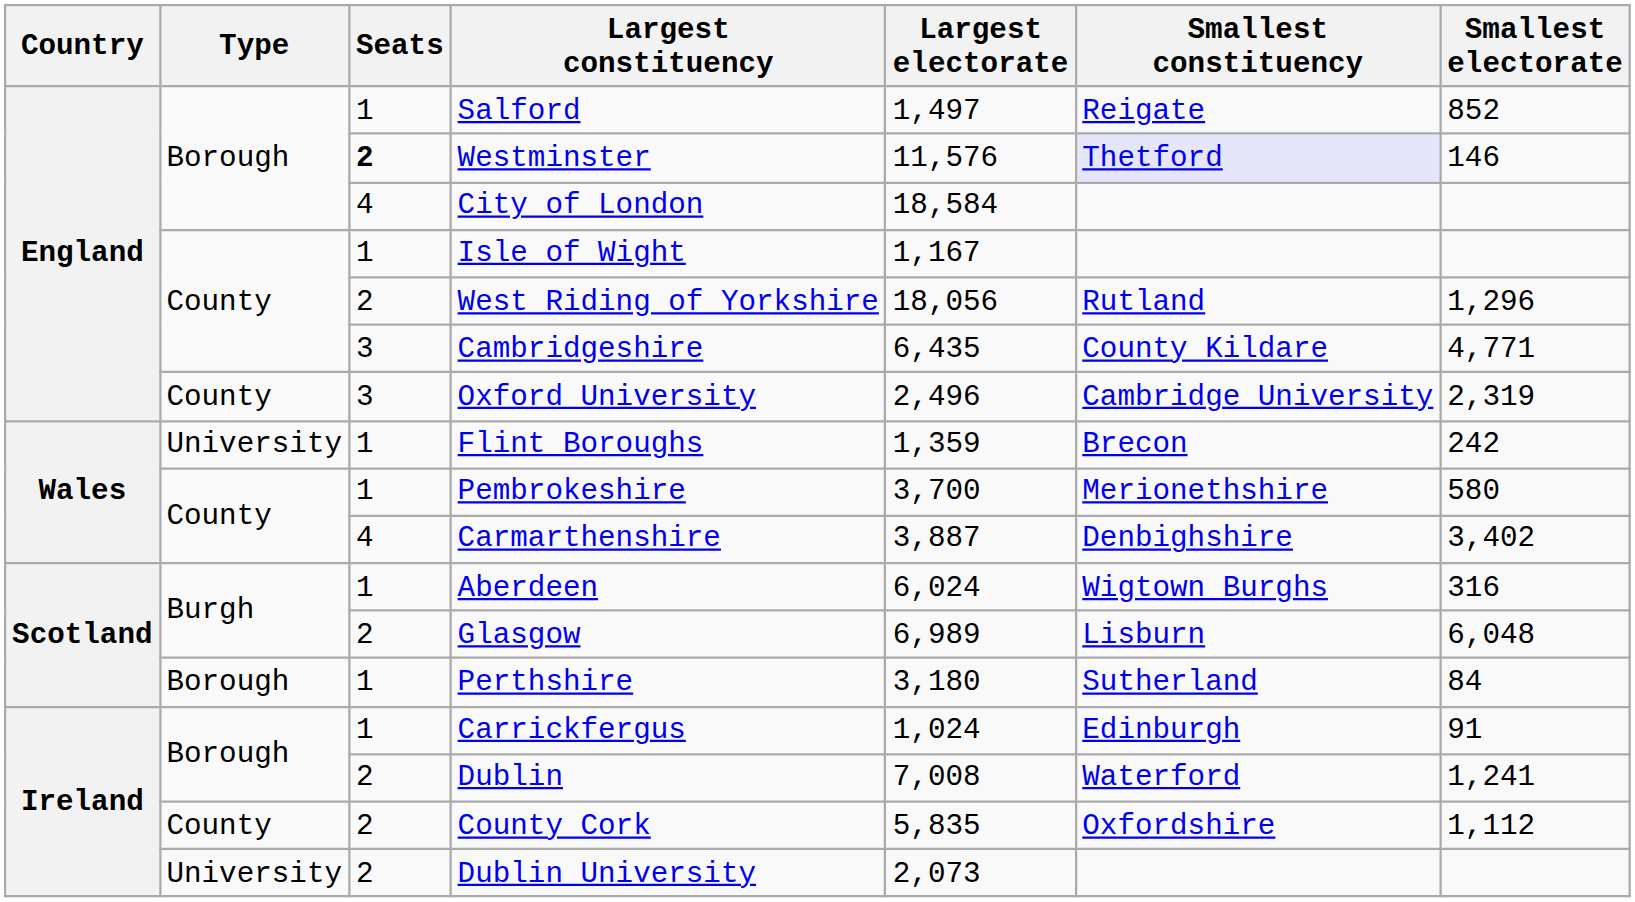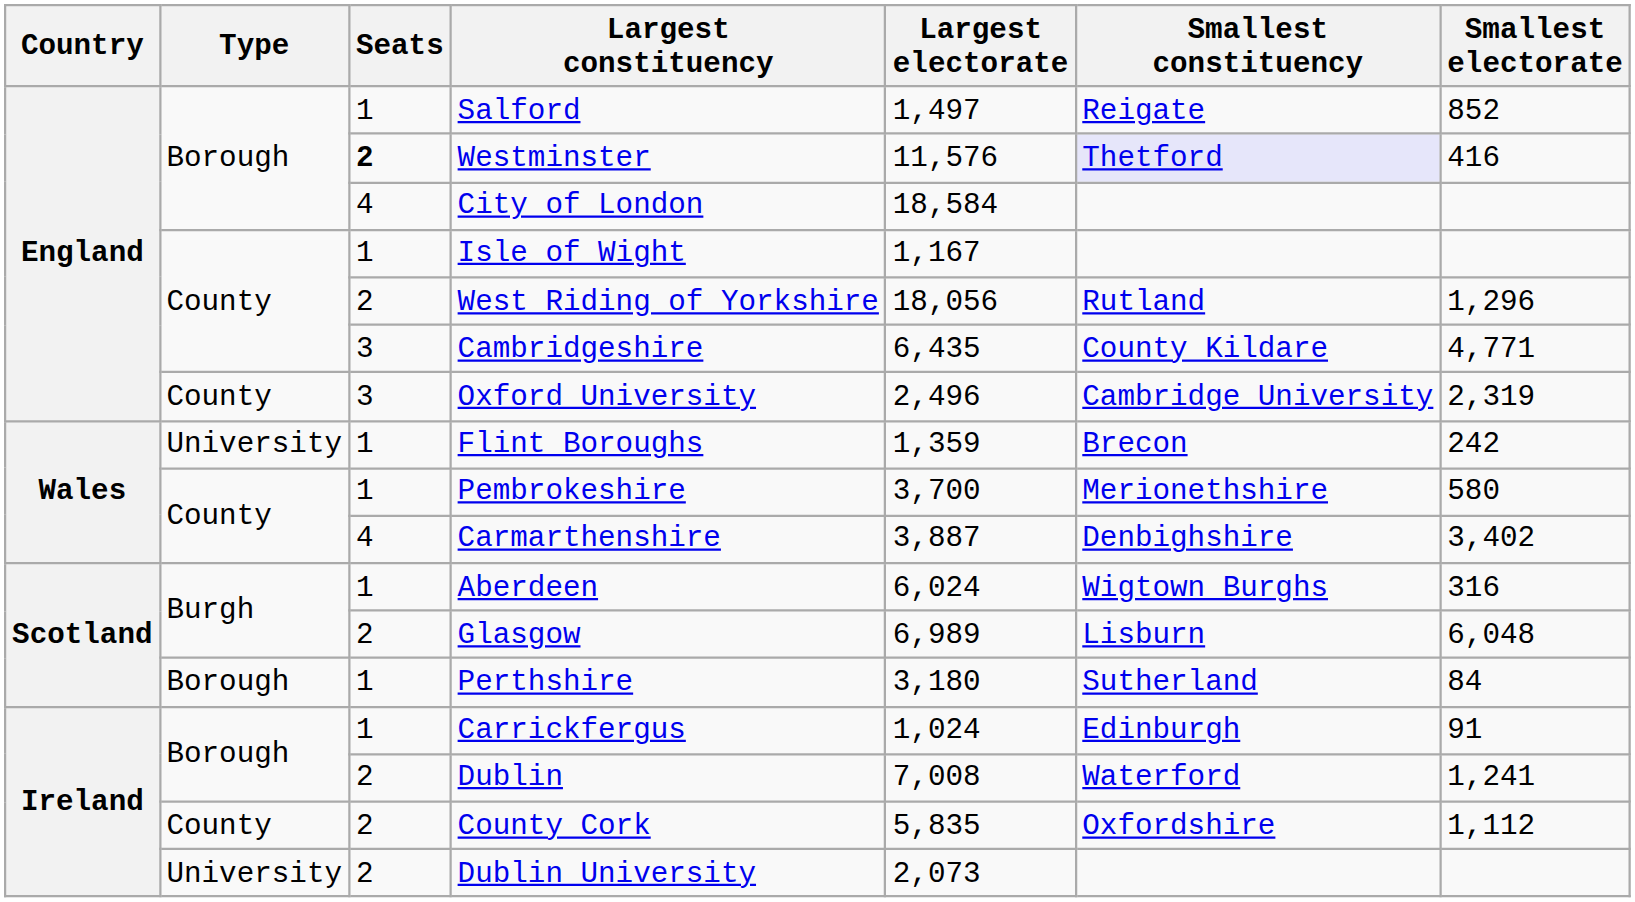(1474, 158) 146 -> (1474, 158) 416
